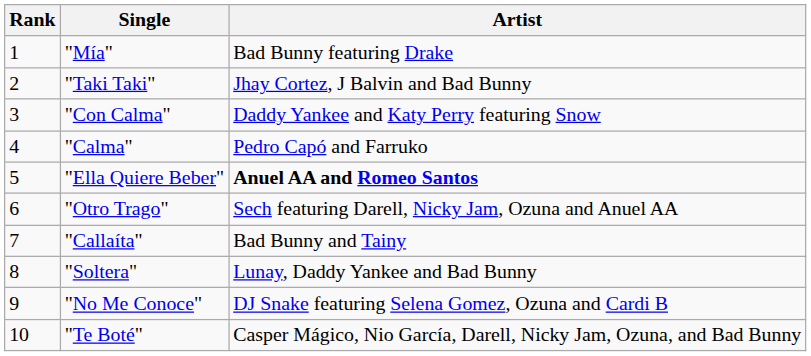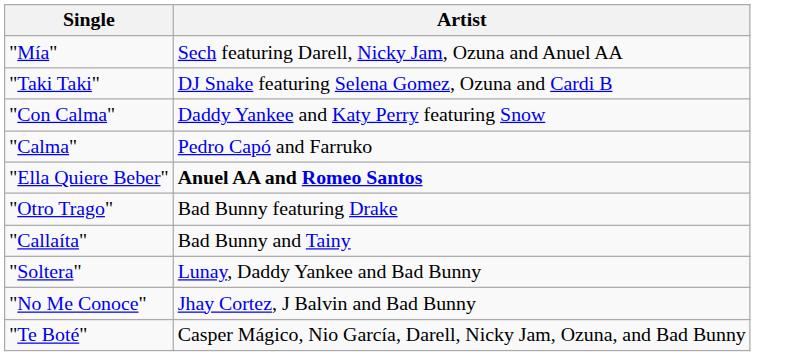- column: (32, 20)
(343, 51) Bad Bunny featuring Drake -> (400, 51) Sech featuring Darell, Nicky Jam, Ozuna and Anuel AA
(382, 83) Jhay Cortez, J Balvin and Bad Bunny -> (395, 83) DJ Snake featuring Selena Gomez, Ozuna and Cardi B
(456, 209) Sech featuring Darell, Nicky Jam, Ozuna and Anuel AA -> (288, 209) Bad Bunny featuring Drake
(451, 303) DJ Snake featuring Selena Gomez, Ozuna and Cardi B -> (327, 303) Jhay Cortez, J Balvin and Bad Bunny
